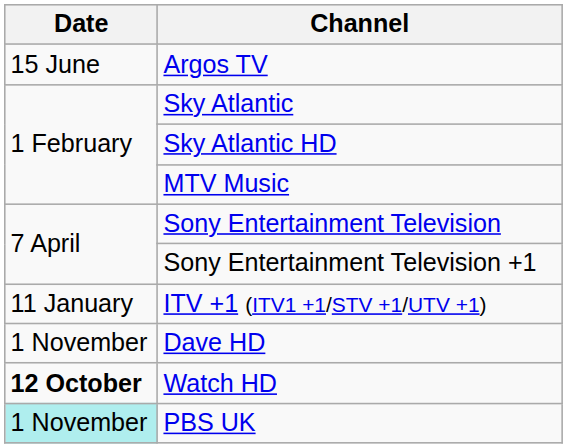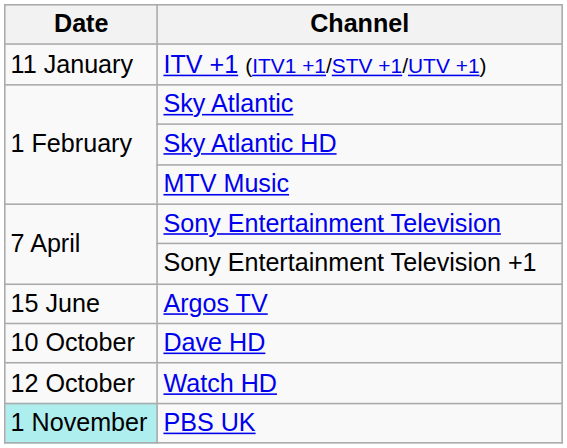rows swapped: (325, 303) <-> (216, 64)
(79, 343) 1 November -> (73, 343) 10 October
(76, 382) bold -> (73, 382) normal
